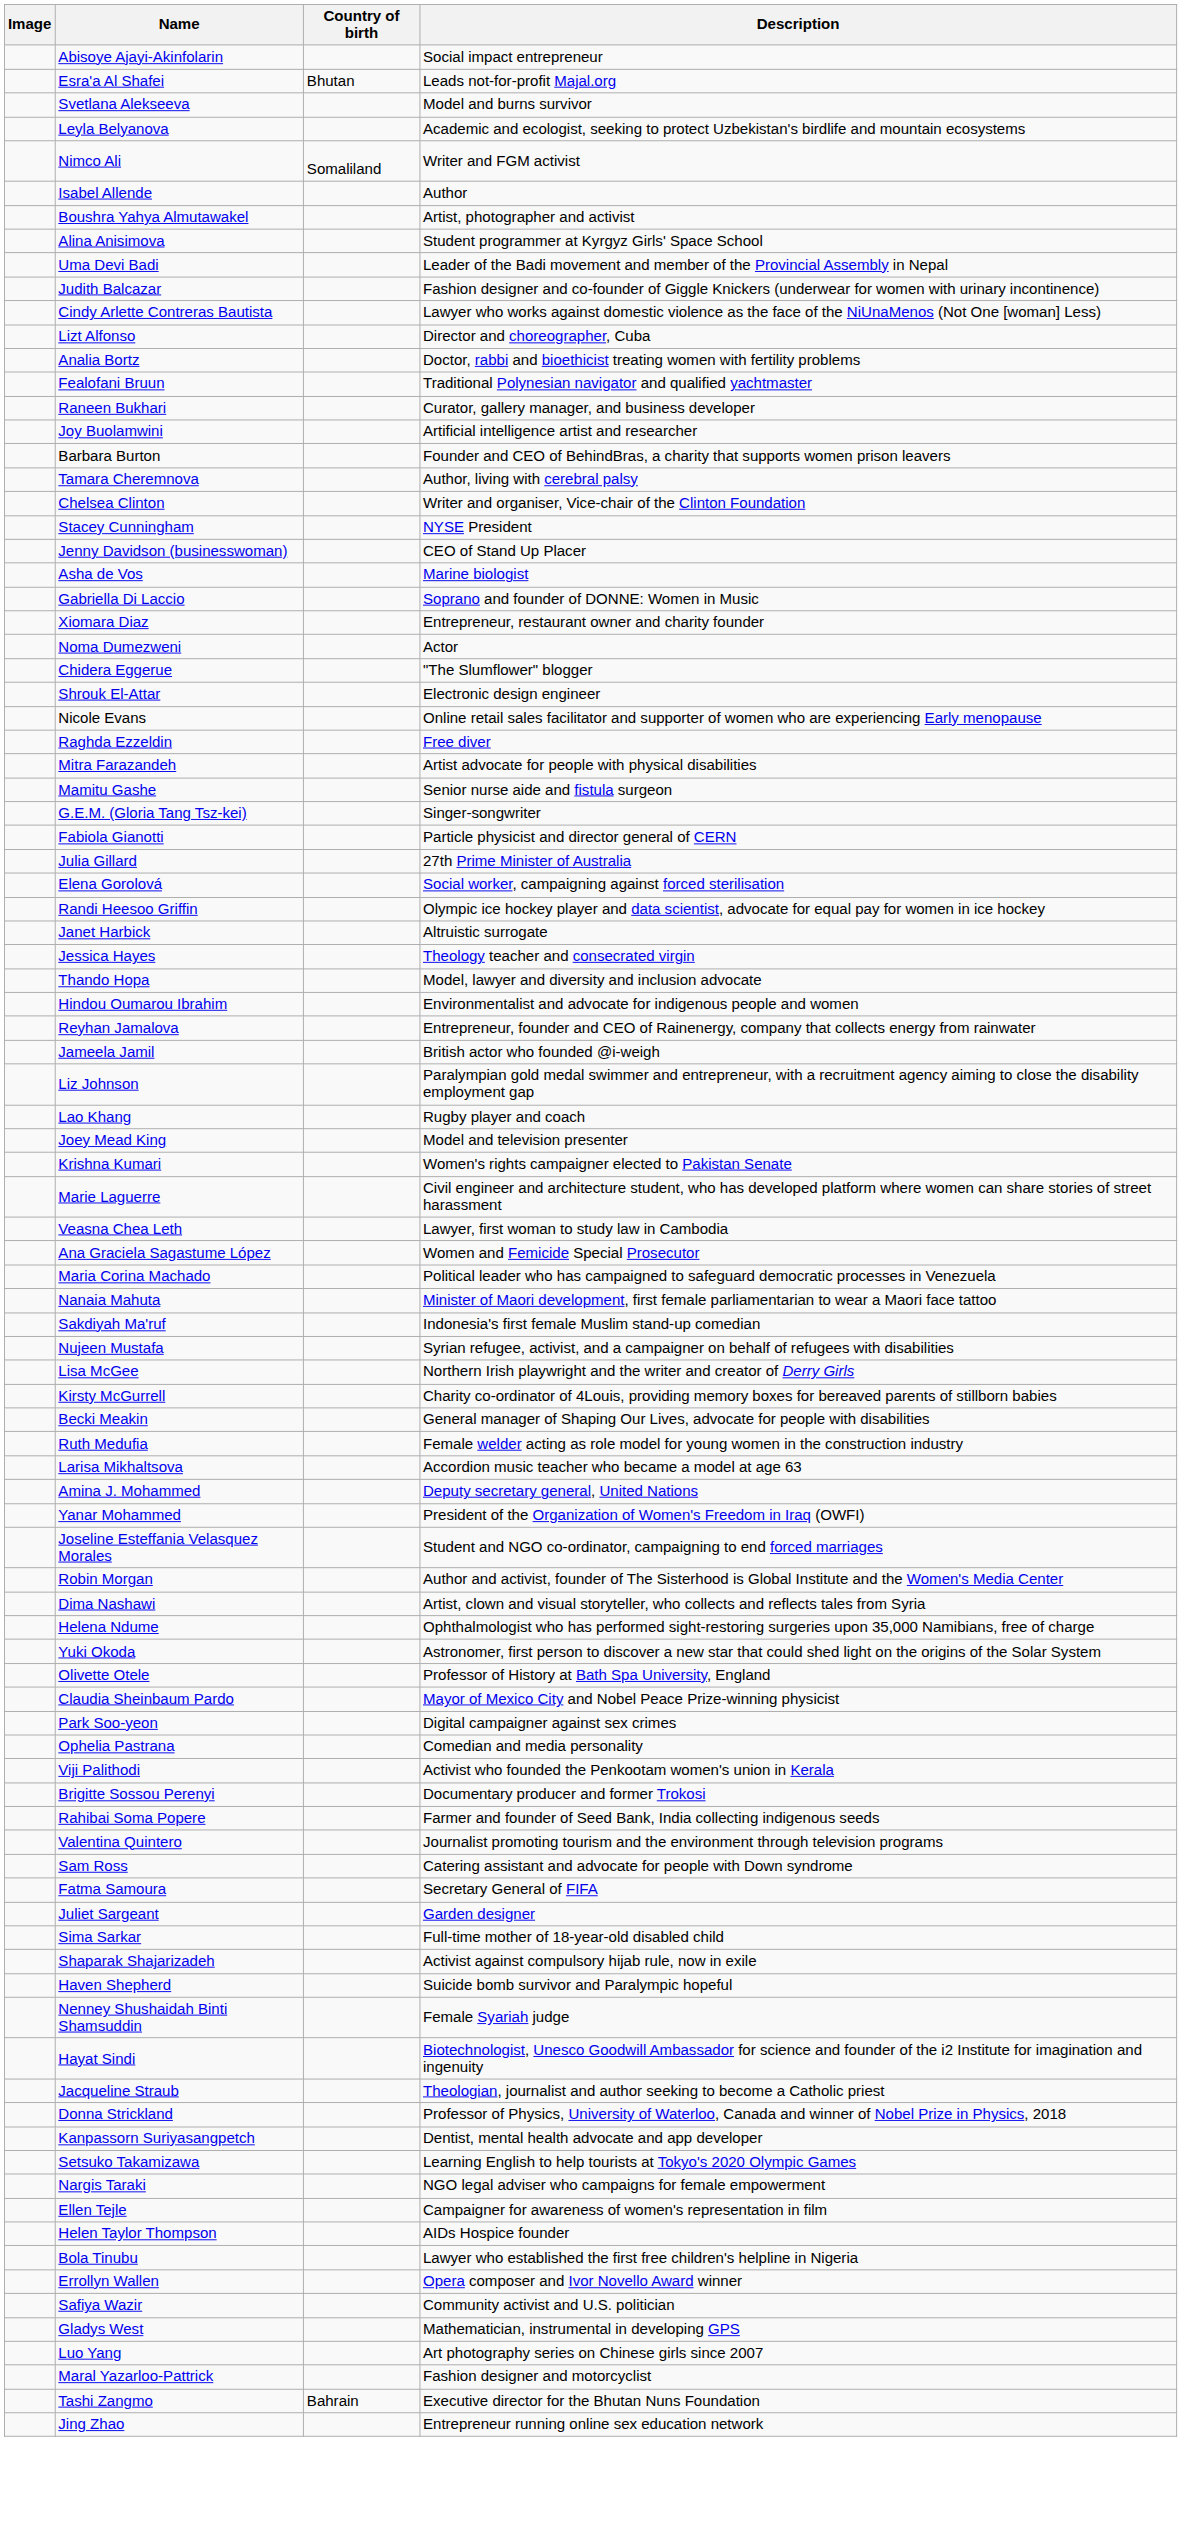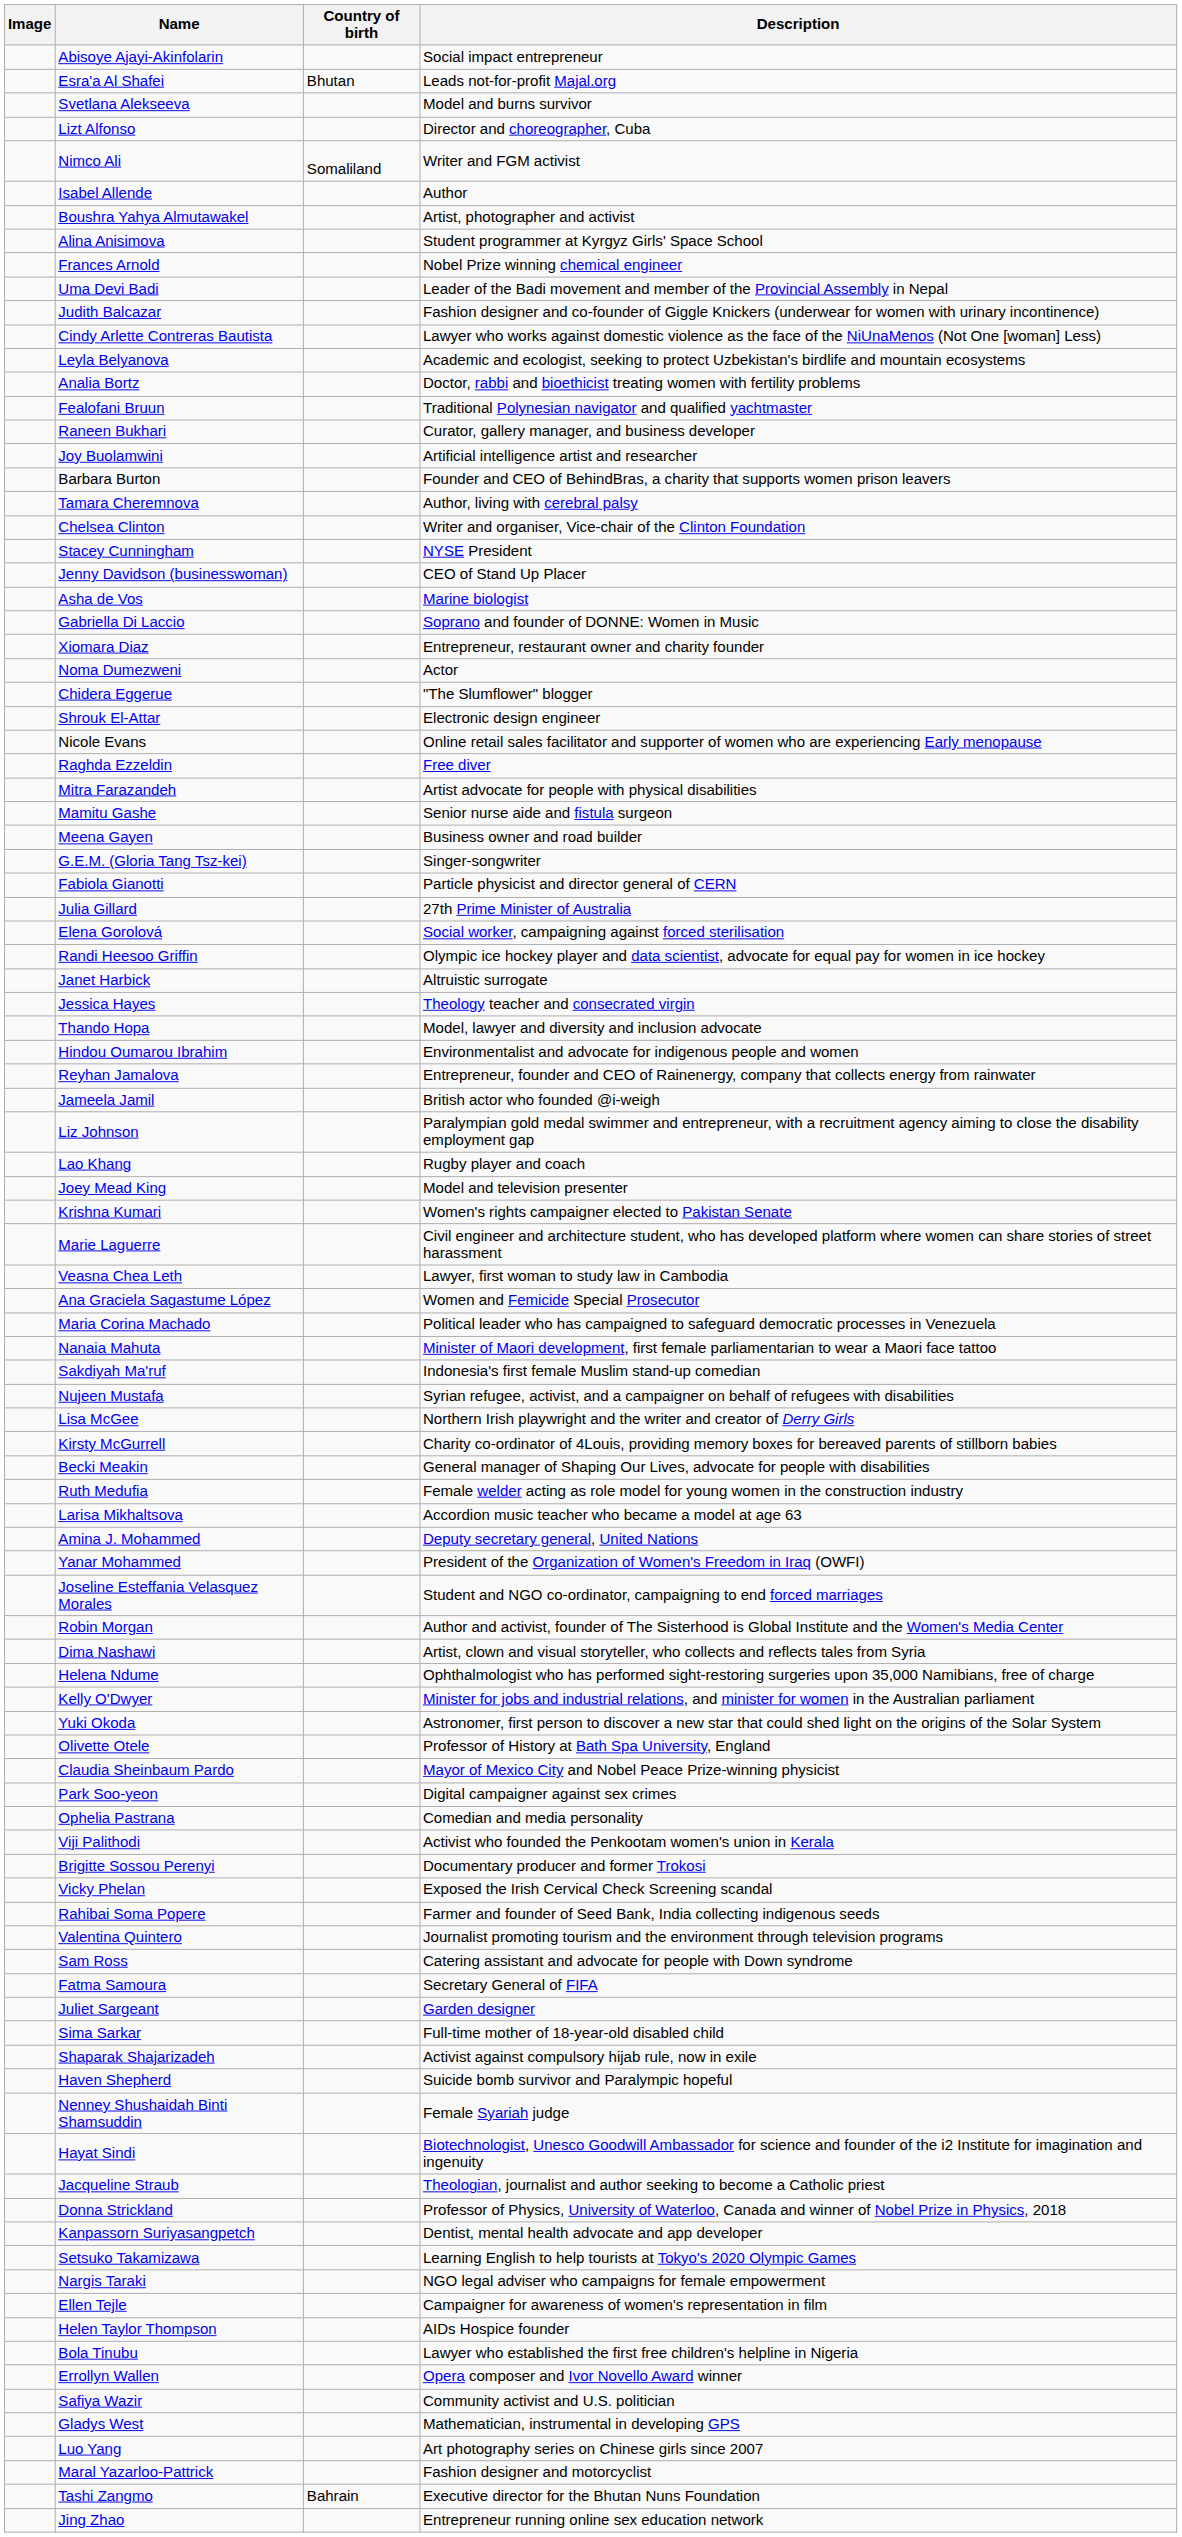rows swapped: (97, 336) <-> (114, 128)
+ row: (109, 264)
+ row: (106, 837)
+ row: (105, 1699)
+ row: (102, 1889)
